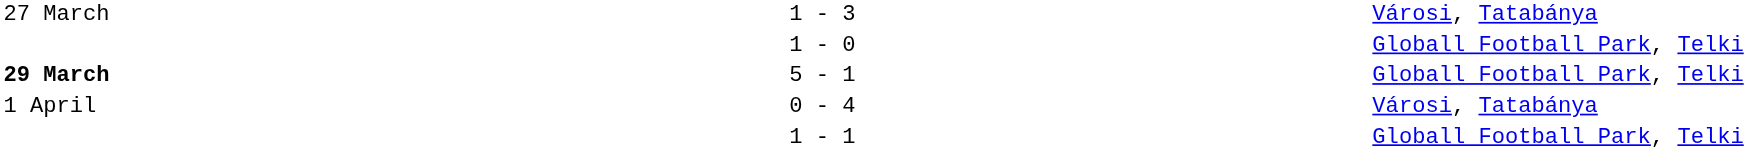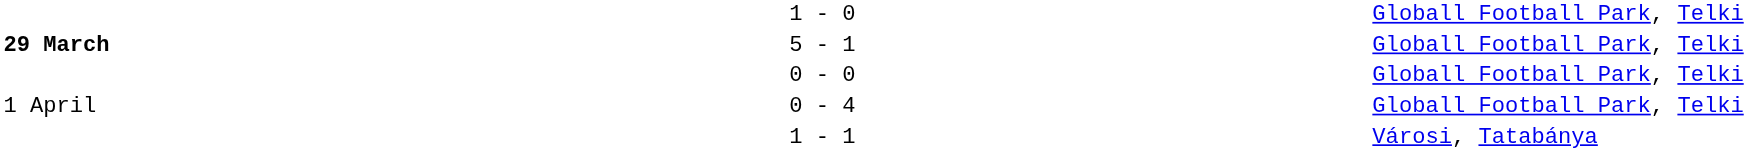- row: (822, 14)
+ row: (822, 75)
(1485, 106) Városi, Tatabánya -> (1558, 106) Globall Football Park, Telki
(1558, 137) Globall Football Park, Telki -> (1485, 137) Városi, Tatabánya
